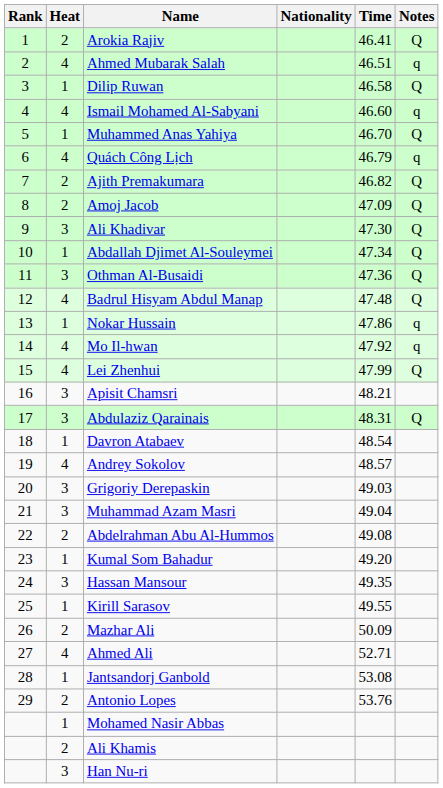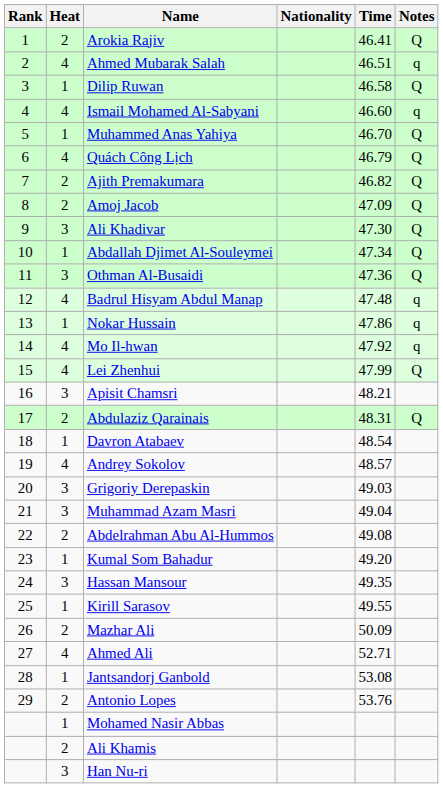(417, 157) q -> (417, 157) Q
(417, 299) Q -> (417, 299) q
(65, 417) 3 -> (65, 417) 2
